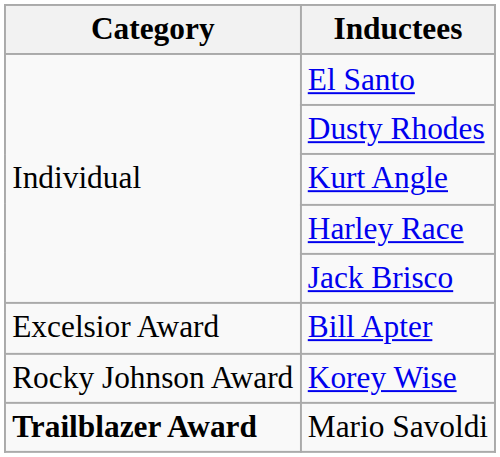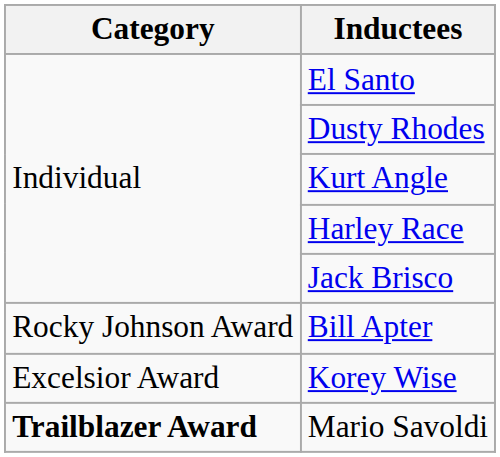(116, 327) Excelsior Award -> (153, 327) Rocky Johnson Award
(153, 377) Rocky Johnson Award -> (116, 377) Excelsior Award
